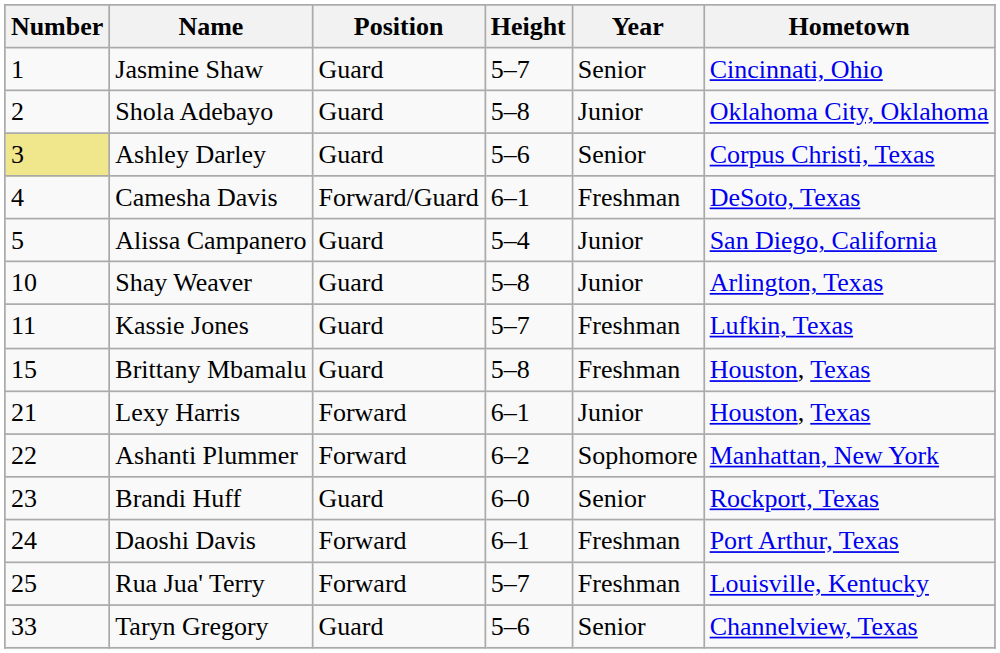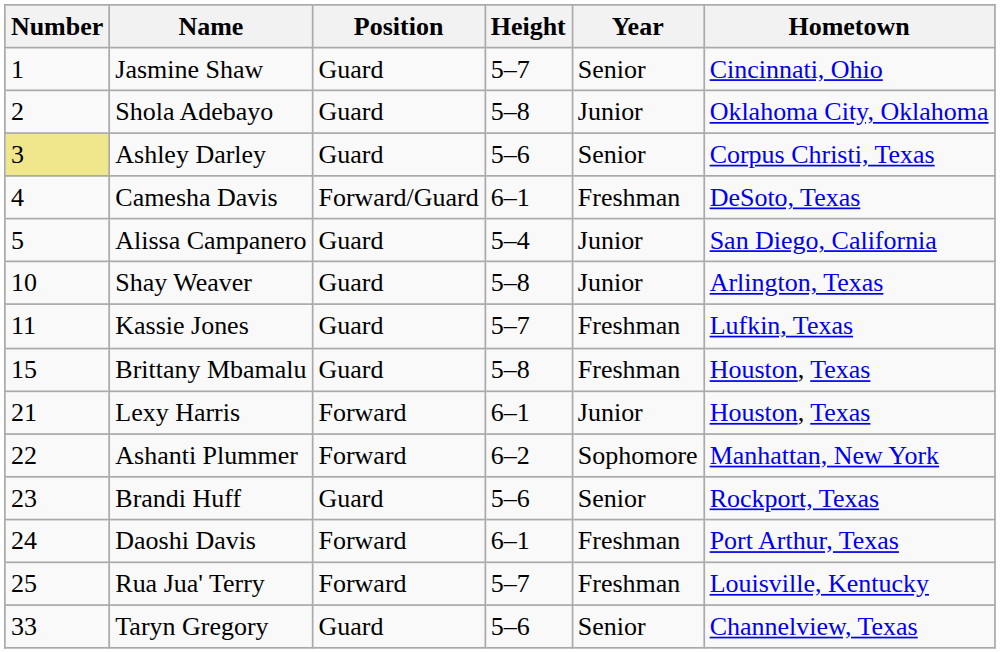(510, 497) 6–0 -> (510, 497) 5–6
